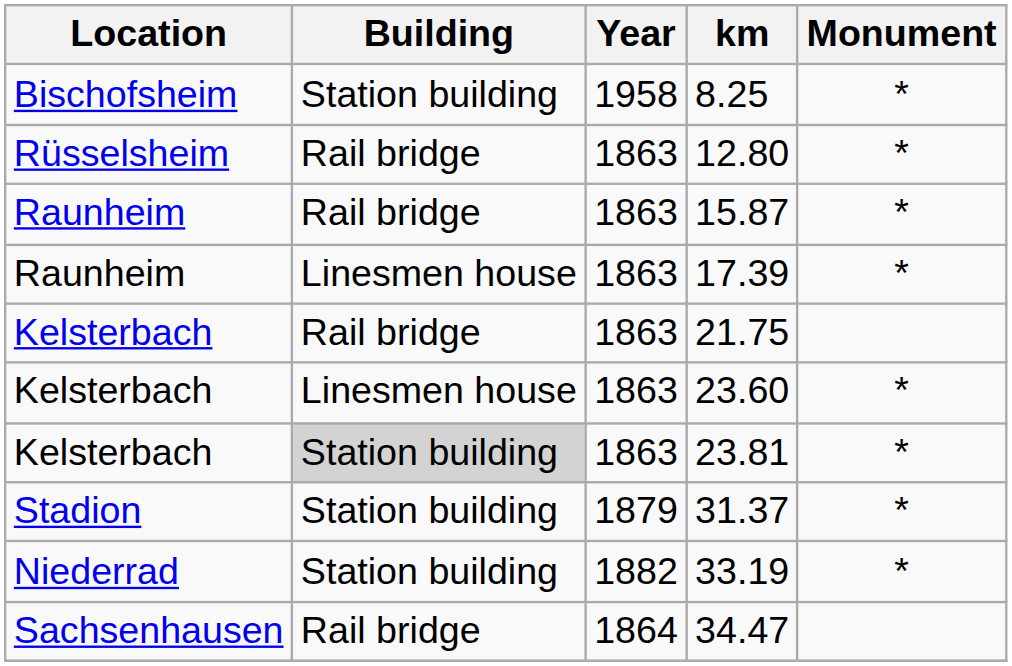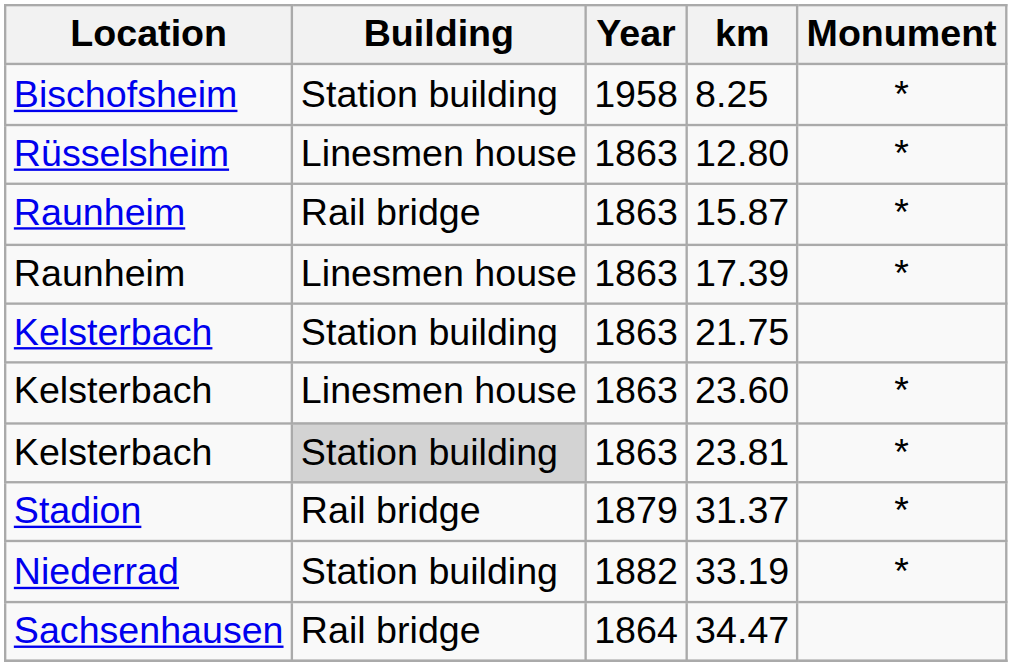(391, 153) Rail bridge -> (439, 153) Linesmen house
(391, 332) Rail bridge -> (429, 332) Station building
(429, 511) Station building -> (391, 511) Rail bridge
